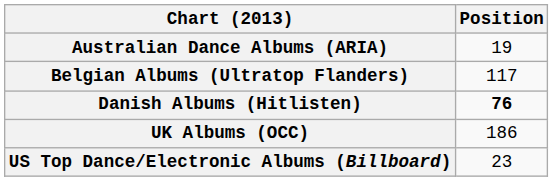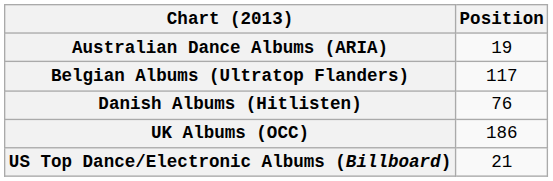(502, 105) bold -> (502, 105) normal
(502, 162) 23 -> (502, 162) 21
